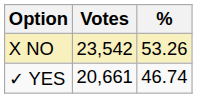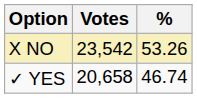(105, 78) 20,661 -> (105, 78) 20,658
